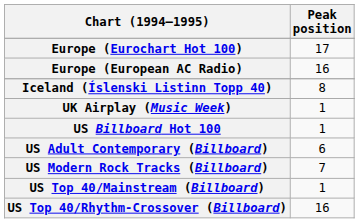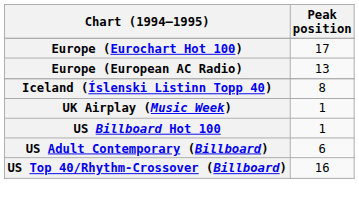(322, 68) 16 -> (322, 68) 13
- row: (147, 168)
- row: (147, 188)
